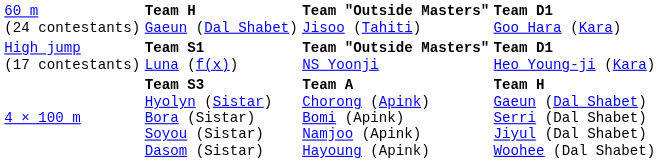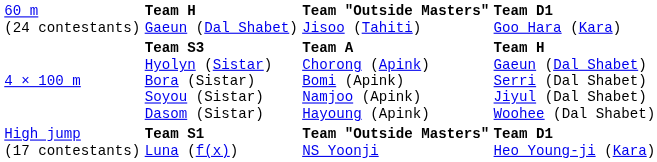rows swapped: (43, 118) <-> (72, 57)
